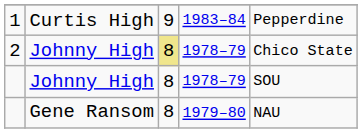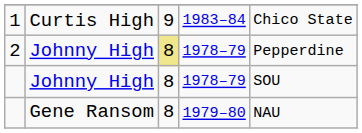(298, 20) Pepperdine -> (303, 20) Chico State
(303, 51) Chico State -> (298, 51) Pepperdine
